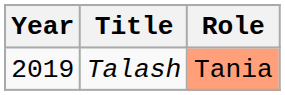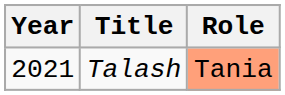(43, 69) 2019 -> (43, 69) 2021
